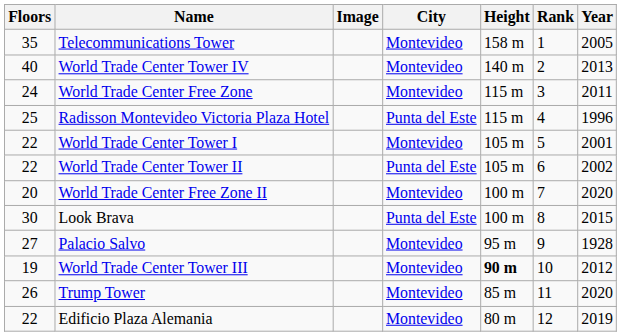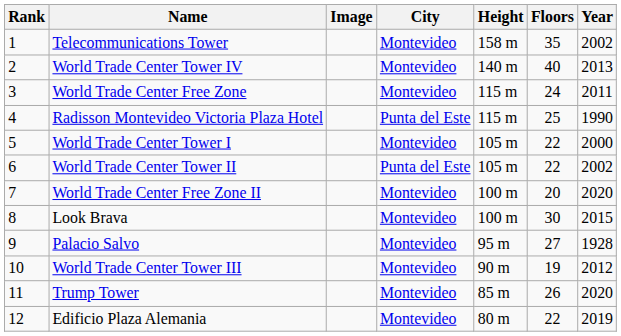columns swapped: (555, 17) <-> (30, 17)
(597, 42) 2005 -> (597, 42) 2002
(597, 117) 1996 -> (597, 117) 1990
(597, 142) 2001 -> (597, 142) 2000
(431, 218) Punta del Este -> (418, 218) Montevideo
(500, 268) bold -> (494, 268) normal
